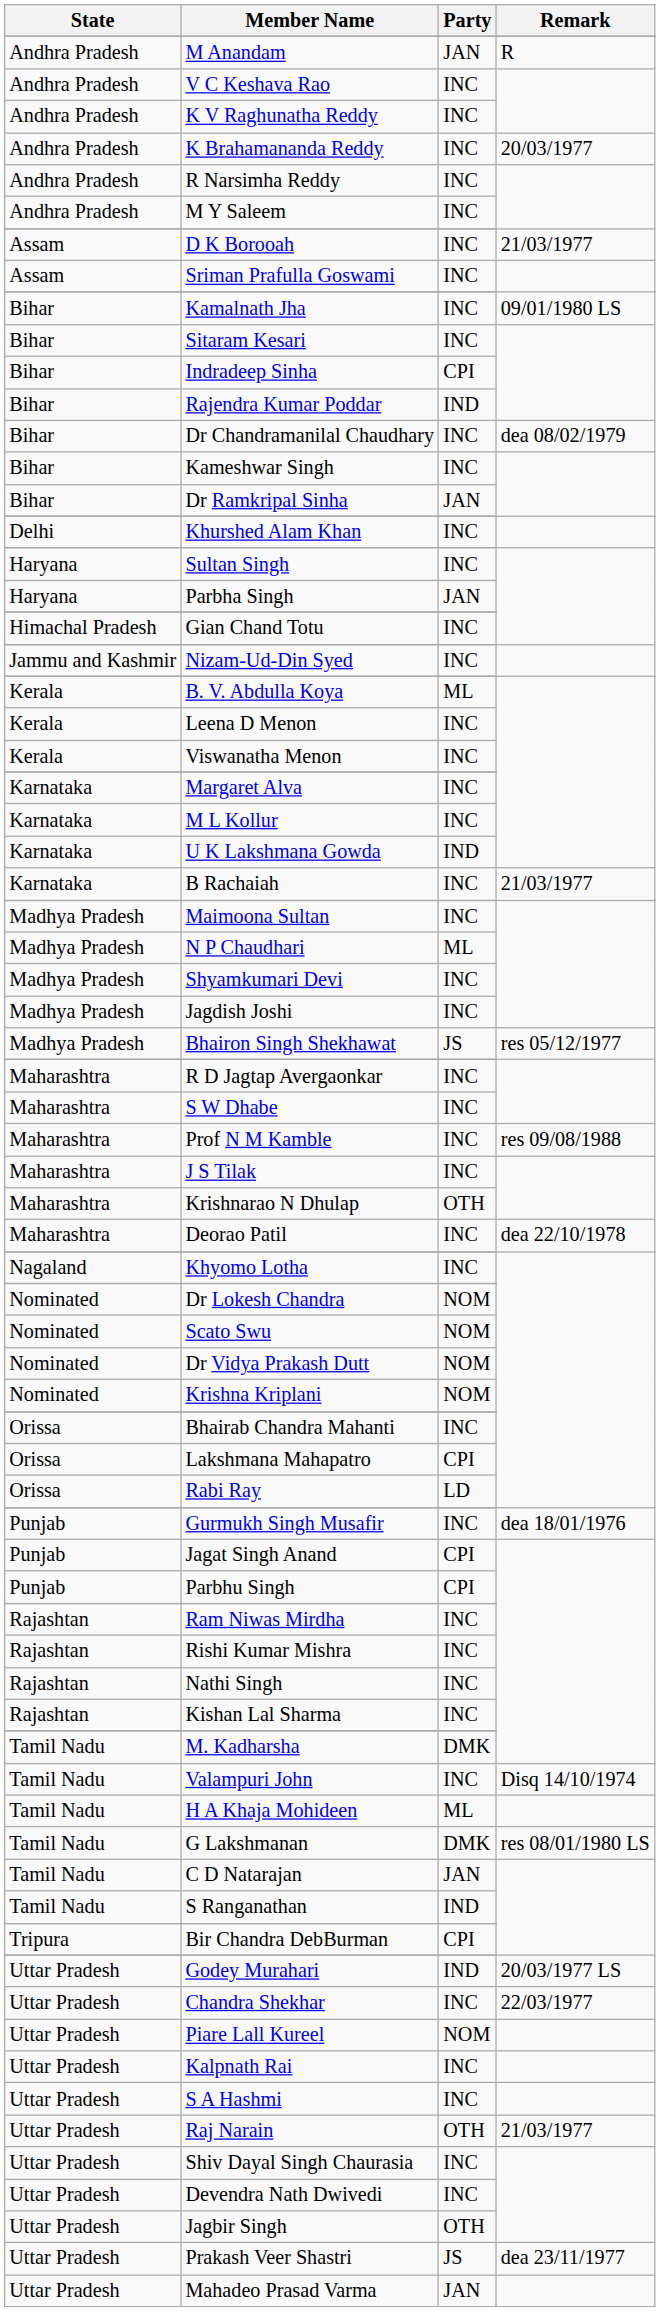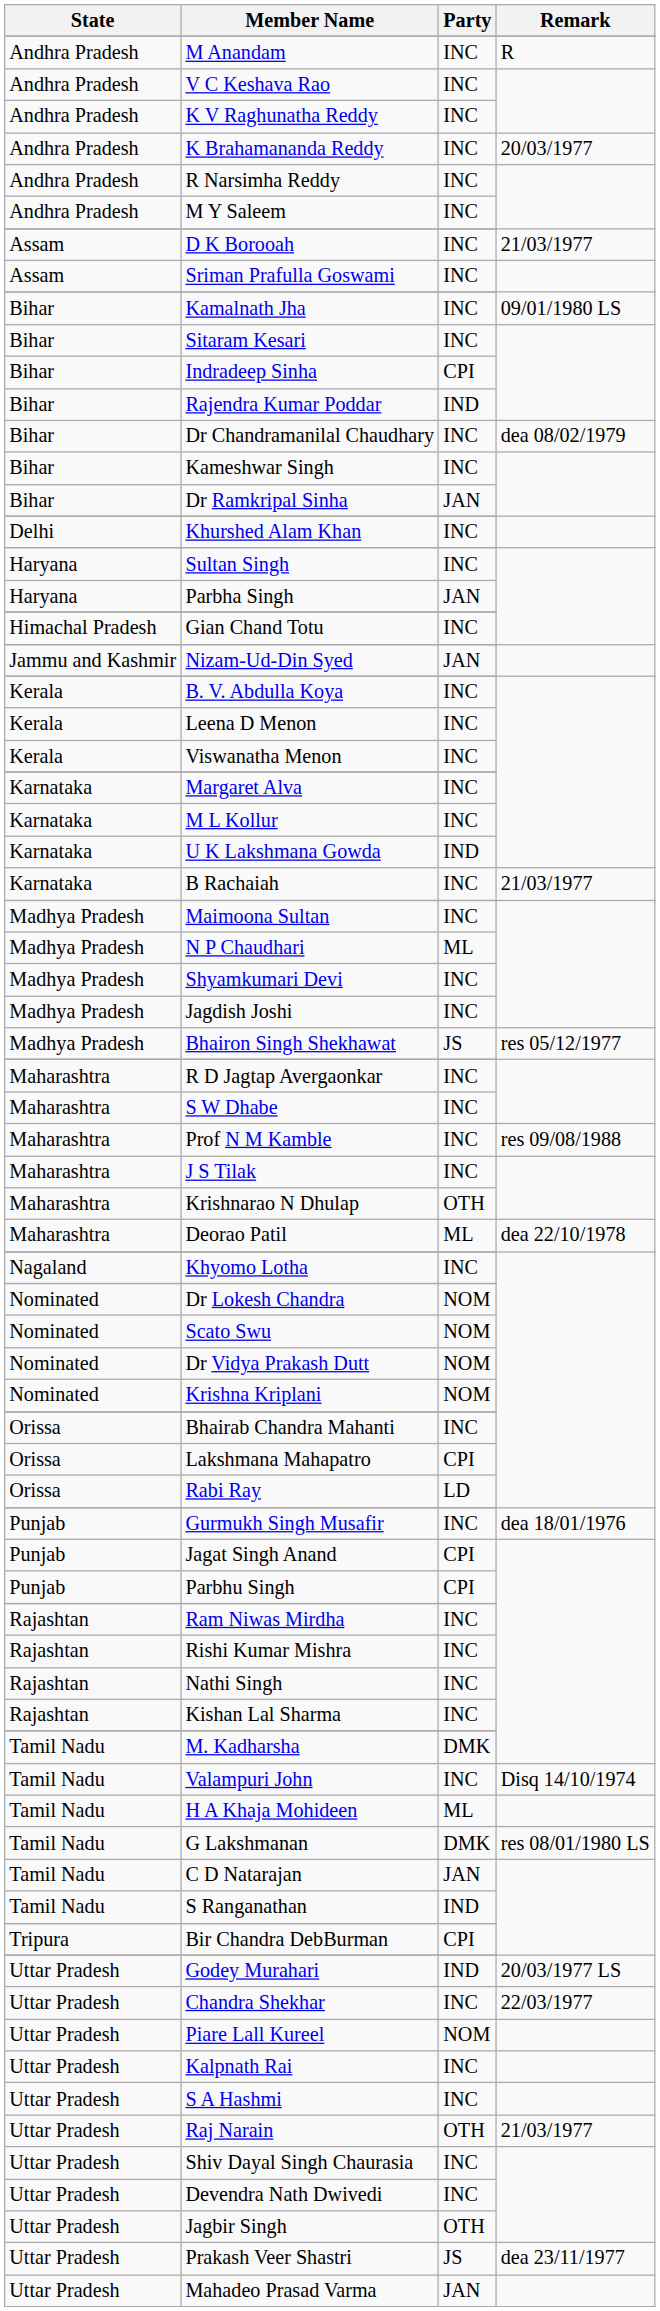(462, 52) JAN -> (461, 52) INC
(461, 659) INC -> (462, 659) JAN
(458, 691) ML -> (461, 691) INC
(461, 1235) INC -> (458, 1235) ML
